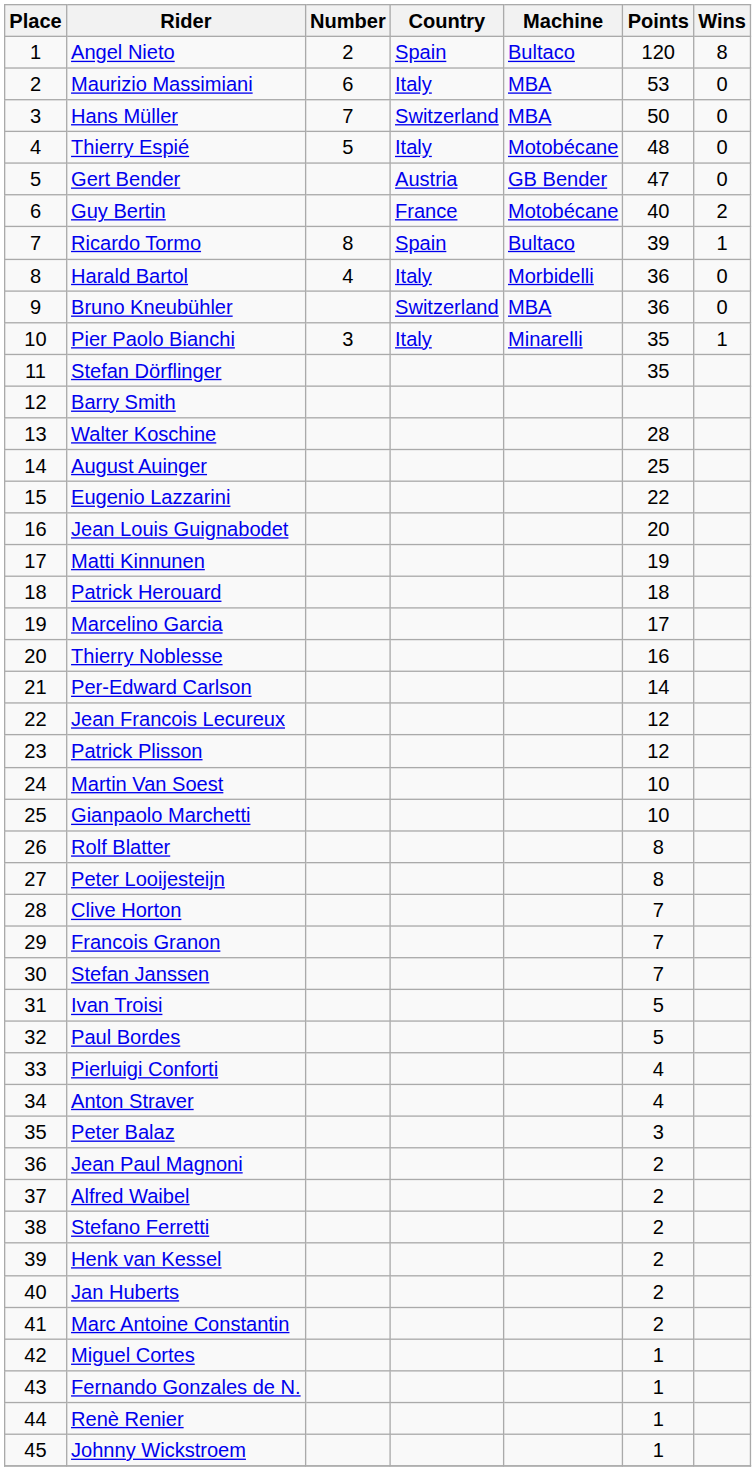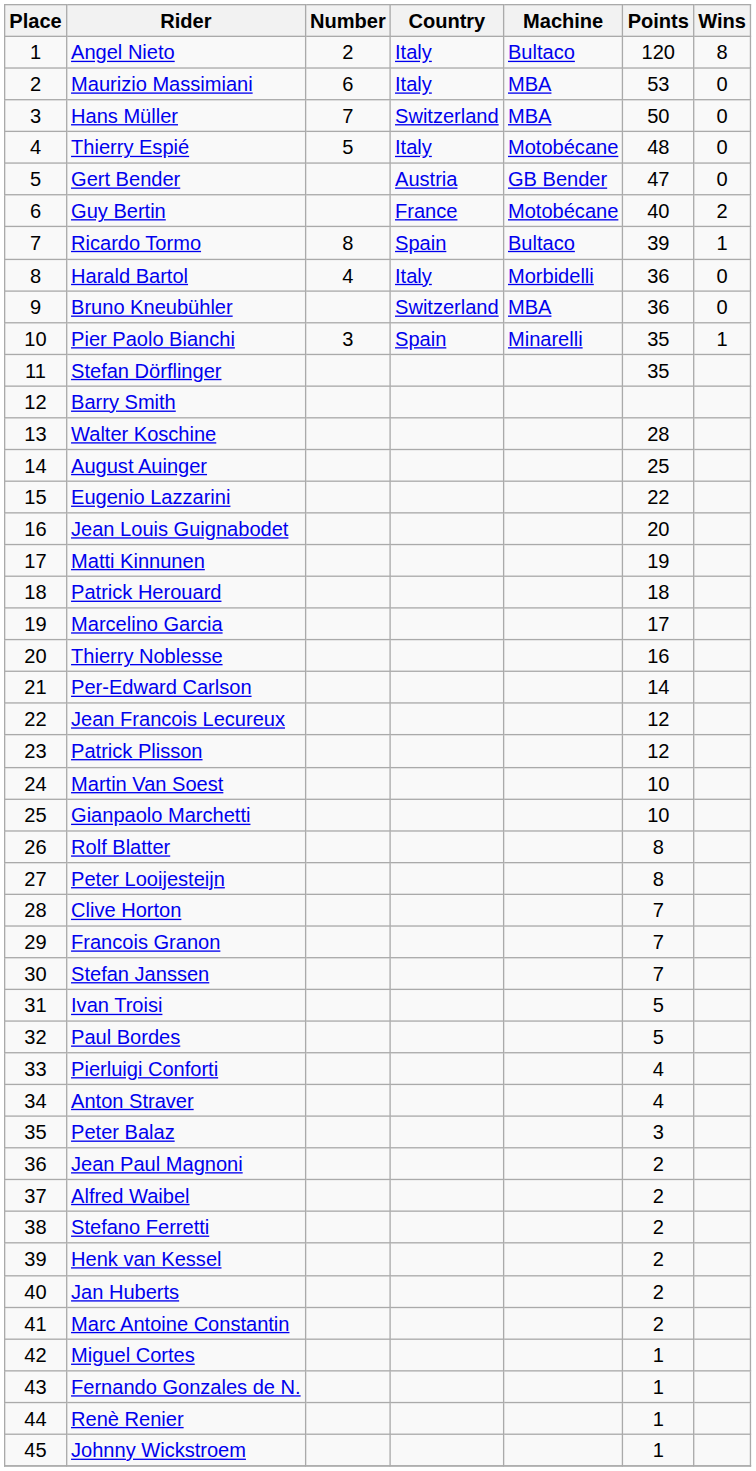(421, 52) Spain -> (413, 52) Italy
(413, 338) Italy -> (421, 338) Spain
